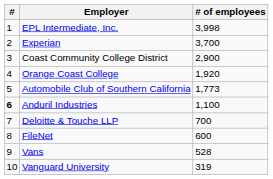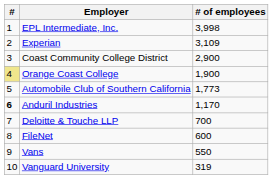(207, 43) 3,700 -> (207, 43) 3,109
(9, 74) no background -> (9, 74) khaki background
(207, 74) 1,920 -> (207, 74) 1,900
(207, 105) 1,100 -> (207, 105) 1,170
(203, 151) 528 -> (203, 151) 550
